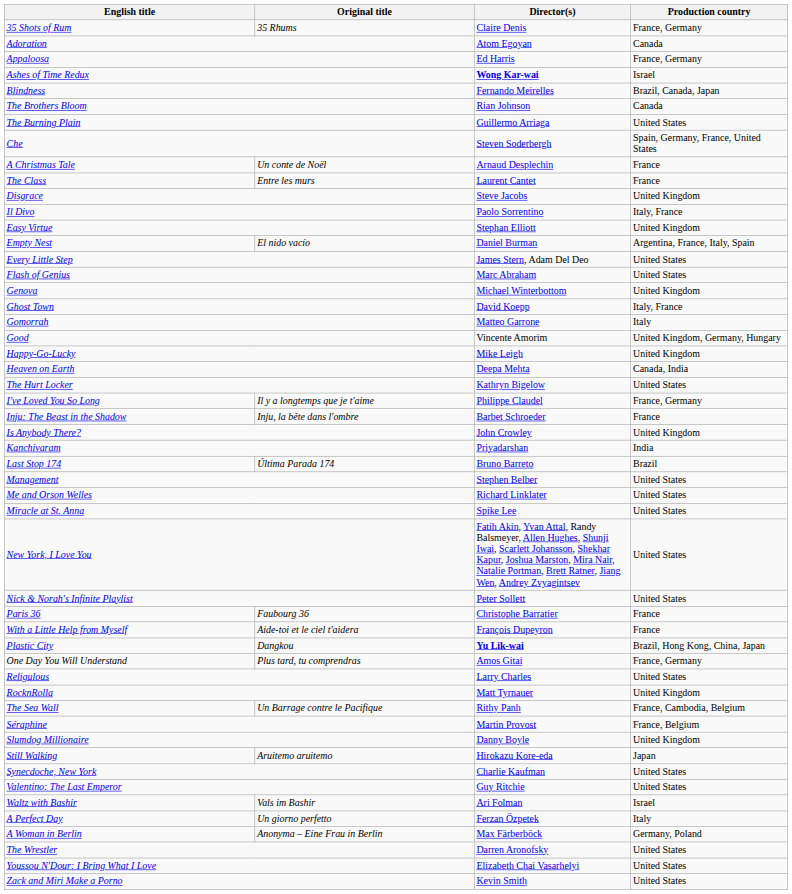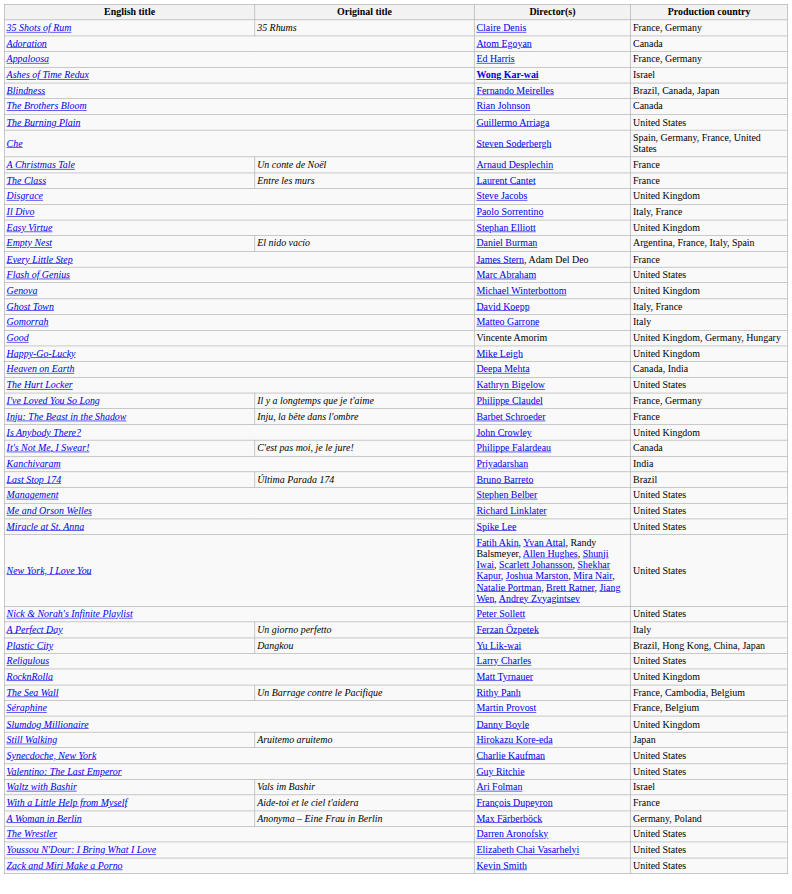(660, 259) United States -> (647, 259) France
+ row: (48, 448)
- row: (24, 614)
rows swapped: (35, 818) <-> (67, 629)
(500, 645) bold -> (499, 645) normal
- row: (67, 661)
